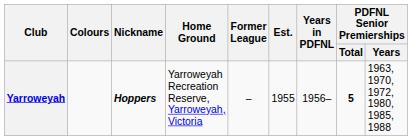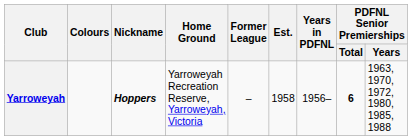(283, 98) 1955 -> (283, 98) 1958
(351, 98) 5 -> (351, 98) 6
